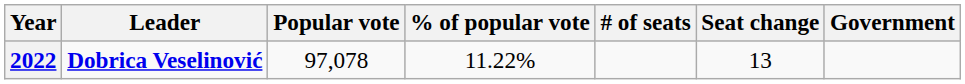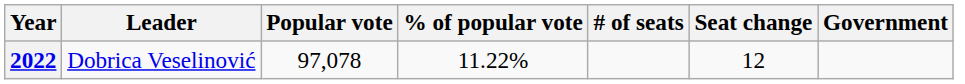(165, 59) bold -> (161, 59) normal
(760, 59) 13 -> (753, 59) 12
